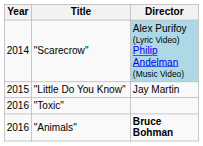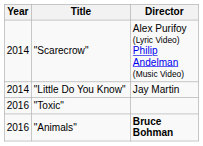(160, 51) lightblue background -> (160, 51) no background
(18, 89) 2015 -> (18, 89) 2014
